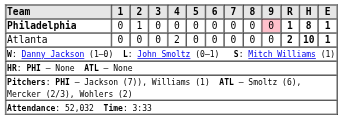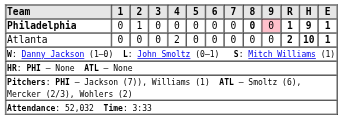(252, 26) normal -> (252, 26) bold
(309, 26) 8 -> (309, 26) 9
